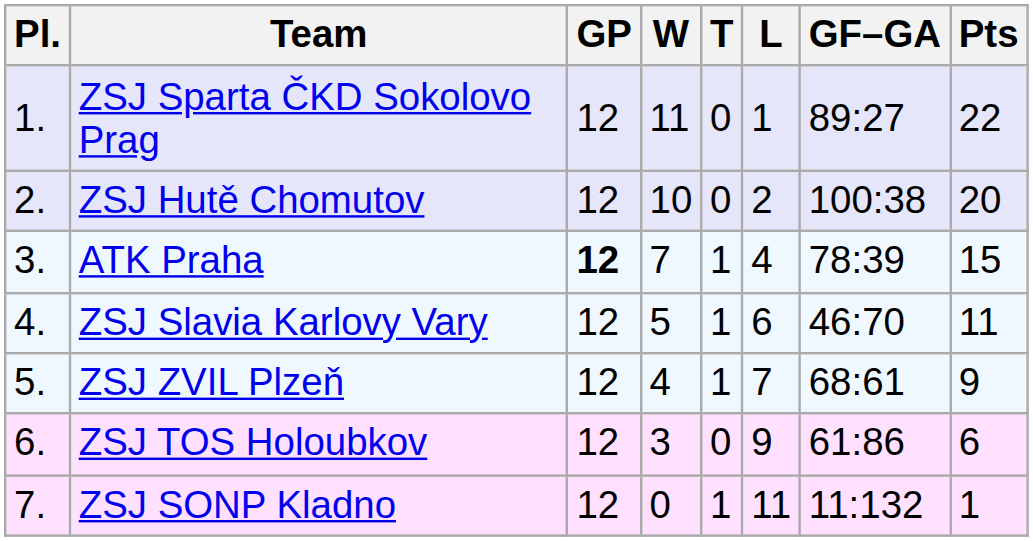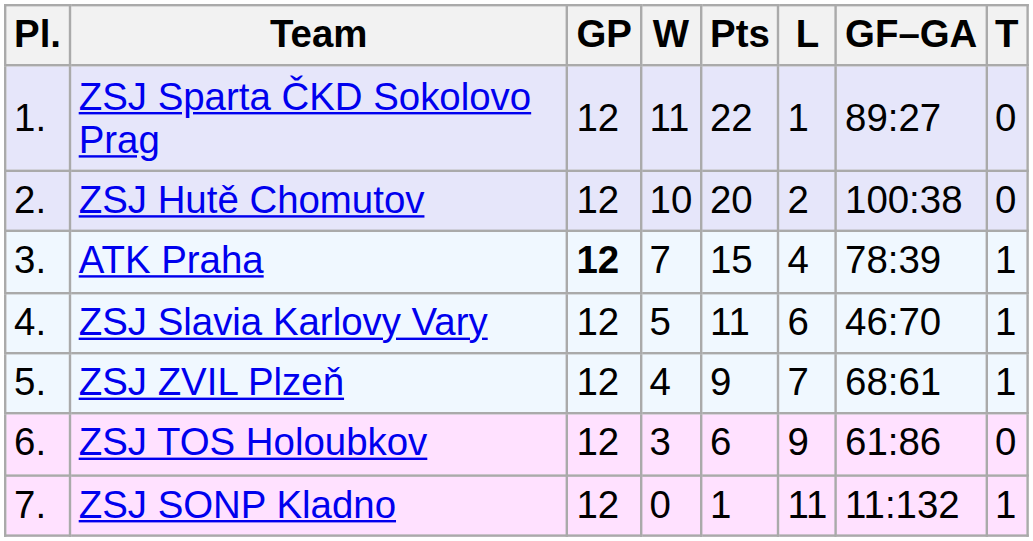columns swapped: (722, 34) <-> (989, 34)
